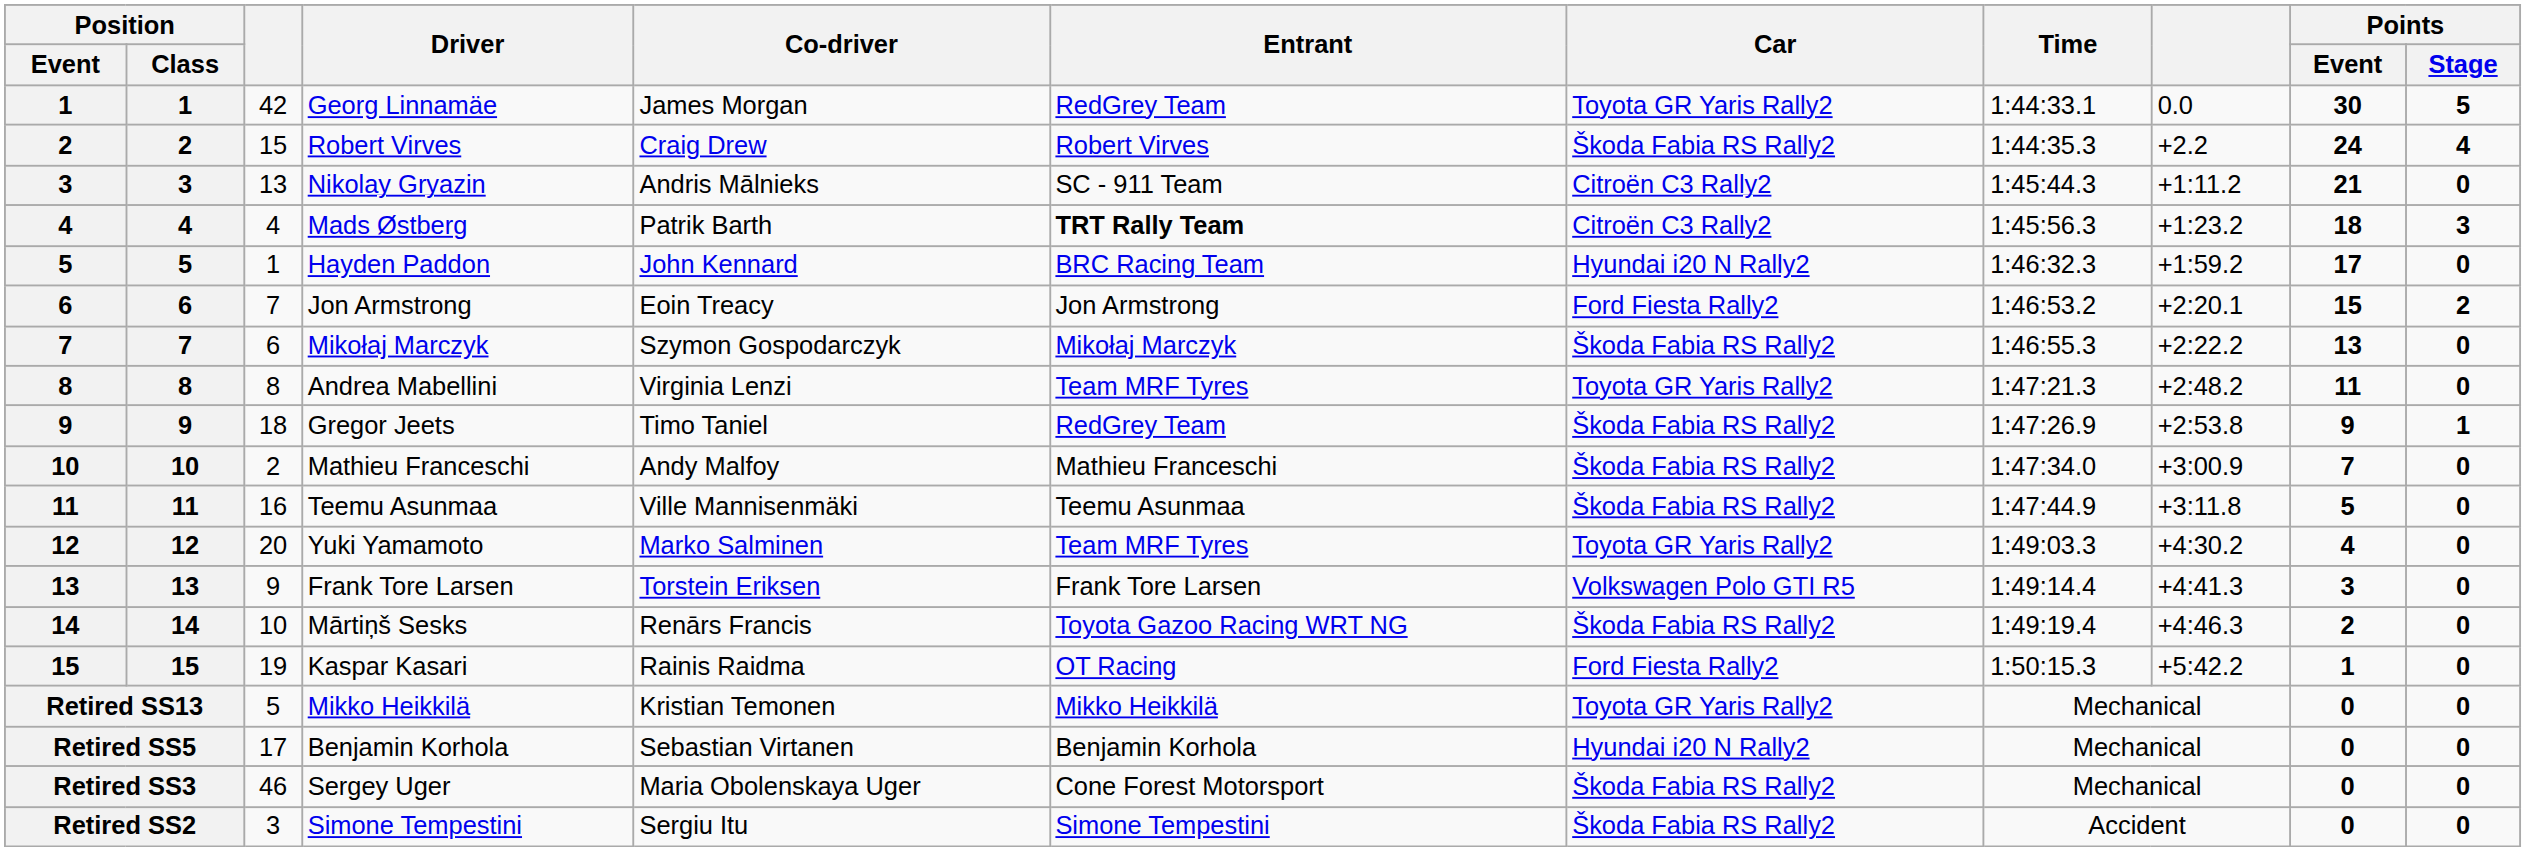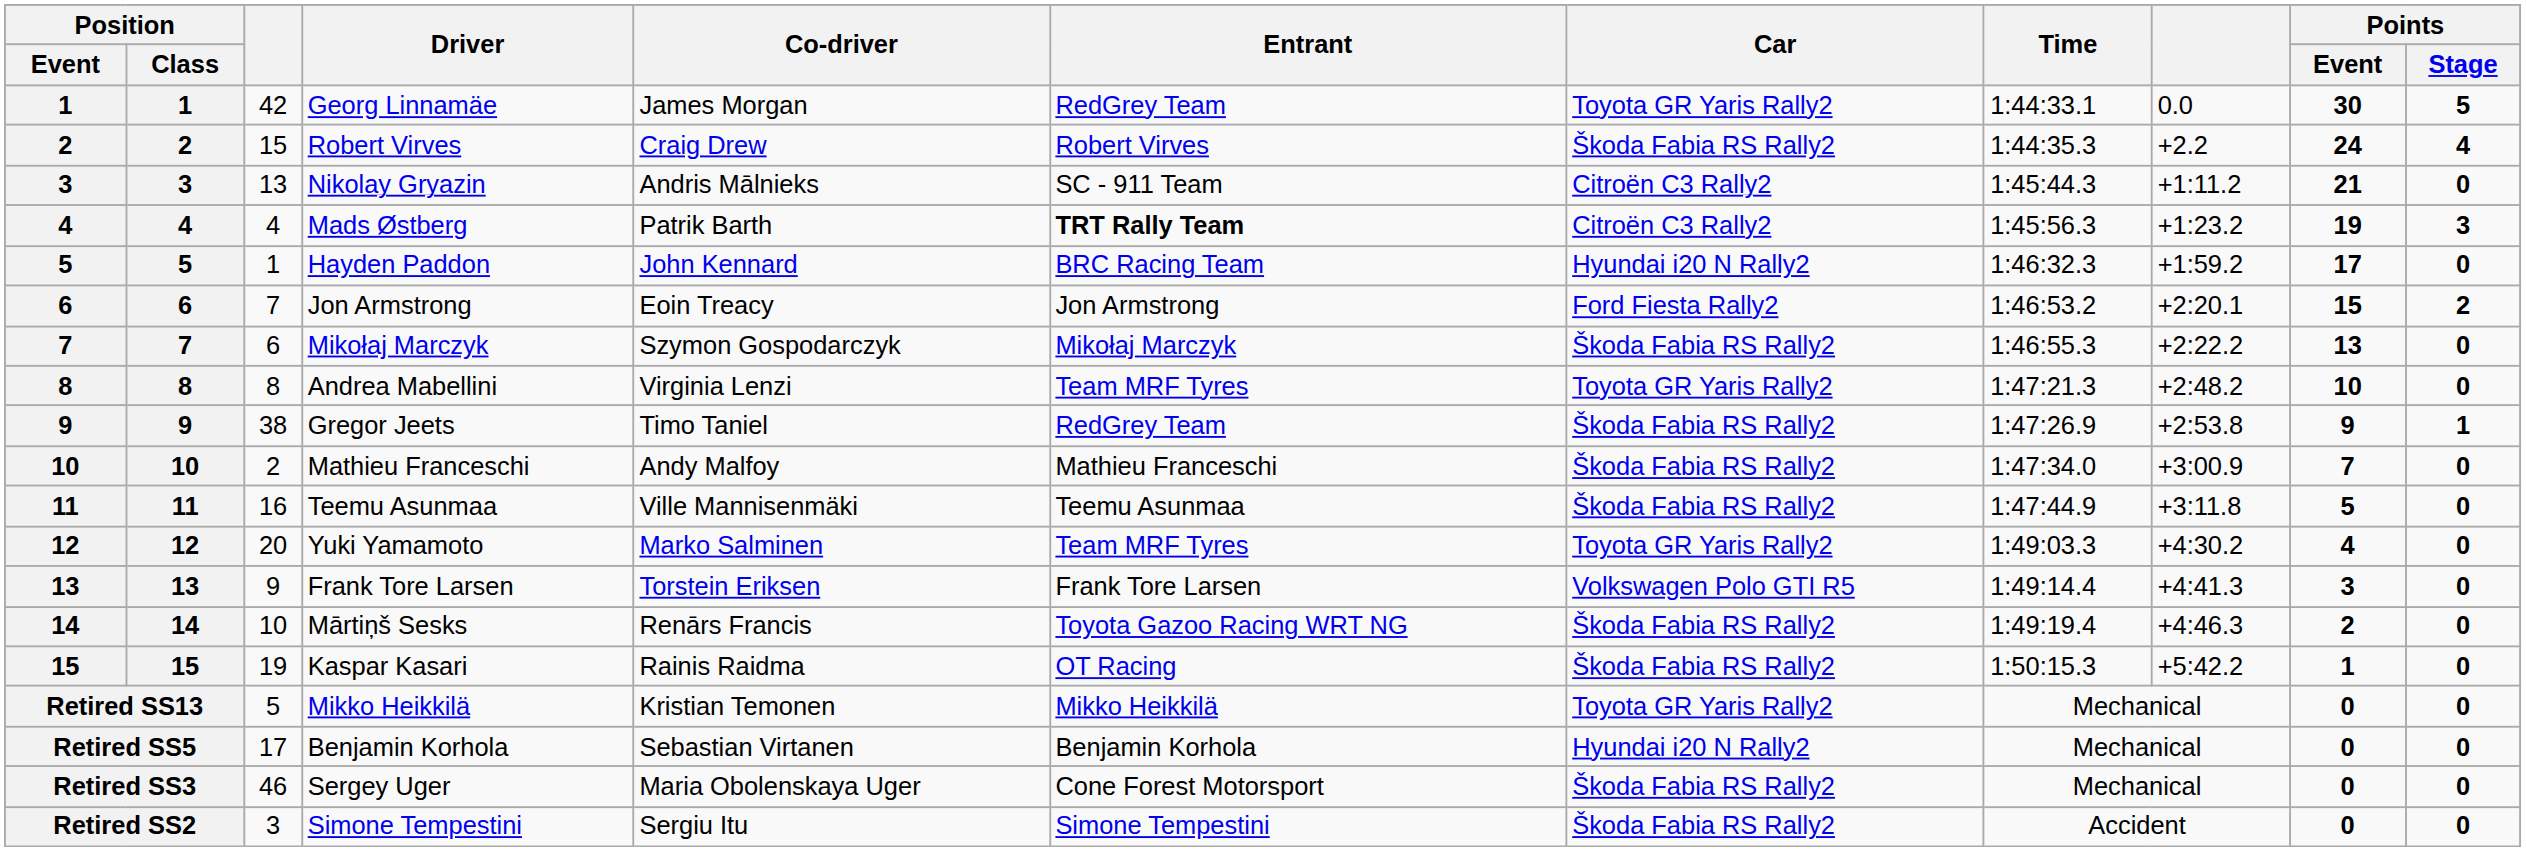(2348, 225) 18 -> (2348, 225) 19
(2348, 385) 11 -> (2348, 385) 10
(273, 425) 18 -> (273, 425) 38
(1675, 666) Ford Fiesta Rally2 -> (1704, 666) Škoda Fabia RS Rally2
